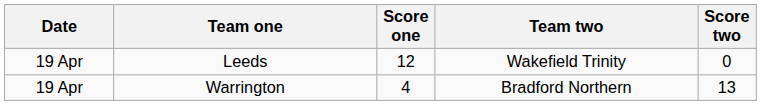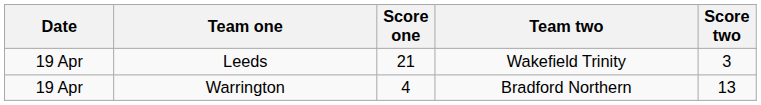(406, 61) 12 -> (406, 61) 21
(727, 61) 0 -> (727, 61) 3
